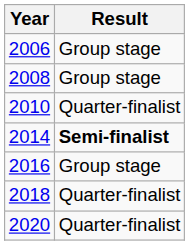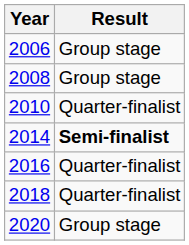(110, 166) Group stage -> (120, 166) Quarter-finalist
(120, 225) Quarter-finalist -> (110, 225) Group stage
